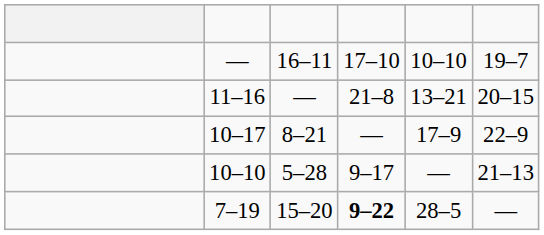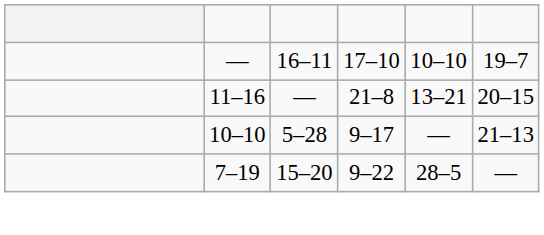- row: (237, 135)
(372, 209) bold -> (372, 172) normal
